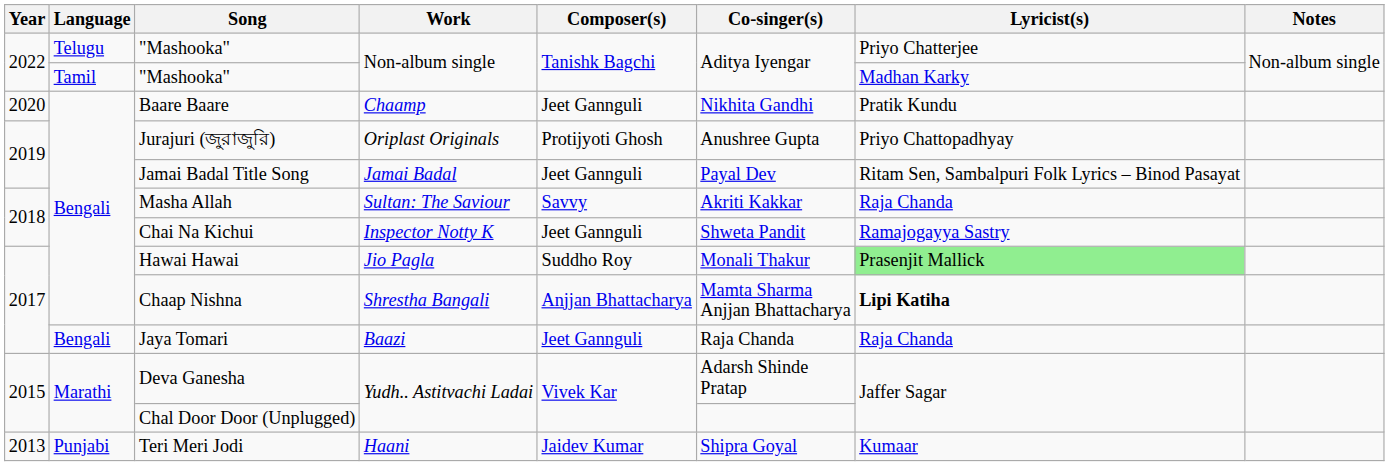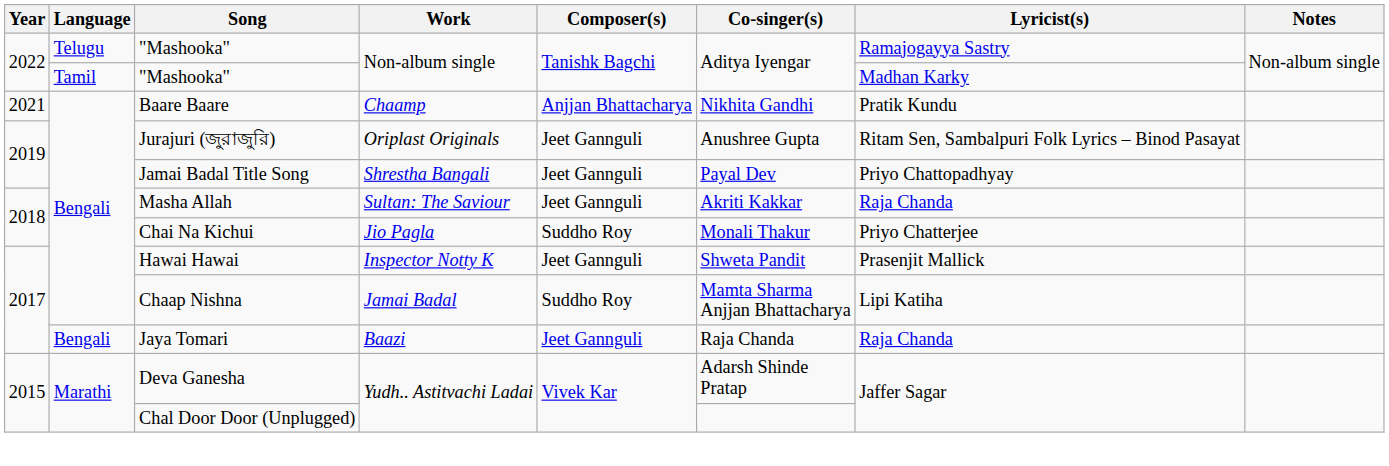(919, 47) Priyo Chatterjee -> (934, 47) Ramajogayya Sastry
(27, 105) 2020 -> (27, 105) 2021
(592, 105) Jeet Gannguli -> (617, 105) Anjjan Bhattacharya
(602, 139) Protijyoti Ghosh -> (592, 139) Jeet Gannguli
(936, 139) Priyo Chattopadhyay -> (1050, 139) Ritam Sen, Sambalpuri Folk Lyrics – Binod Pasayat
(410, 173) Jamai Badal -> (427, 173) Shrestha Bangali
(1050, 173) Ritam Sen, Sambalpuri Folk Lyrics – Binod Pasayat -> (936, 173) Priyo Chattopadhyay
(564, 202) Savvy -> (592, 202) Jeet Gannguli
(429, 231) Inspector Notty K -> (399, 231) Jio Pagla
(592, 231) Jeet Gannguli -> (587, 231) Suddho Roy
(753, 231) Shweta Pandit -> (755, 231) Monali Thakur
(934, 231) Ramajogayya Sastry -> (919, 231) Priyo Chatterjee
(399, 260) Jio Pagla -> (429, 260) Inspector Notty K
(587, 260) Suddho Roy -> (592, 260) Jeet Gannguli
(755, 260) Monali Thakur -> (753, 260) Shweta Pandit
(922, 260) lightgreen background -> (922, 260) no background
(427, 299) Shrestha Bangali -> (410, 299) Jamai Badal
(617, 299) Anjjan Bhattacharya -> (587, 299) Suddho Roy
(905, 299) bold -> (901, 299) normal
- row: (82, 446)
